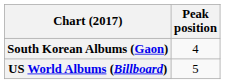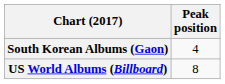(196, 68) 5 -> (196, 68) 8
